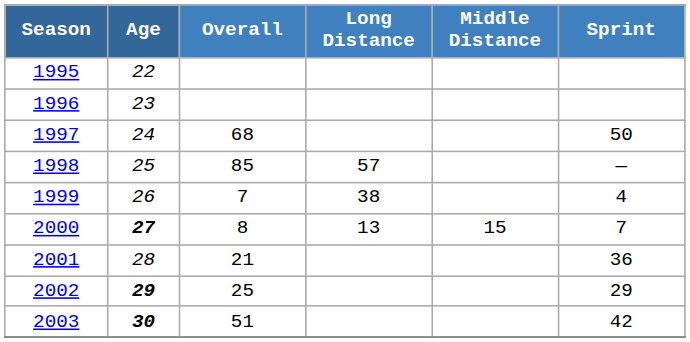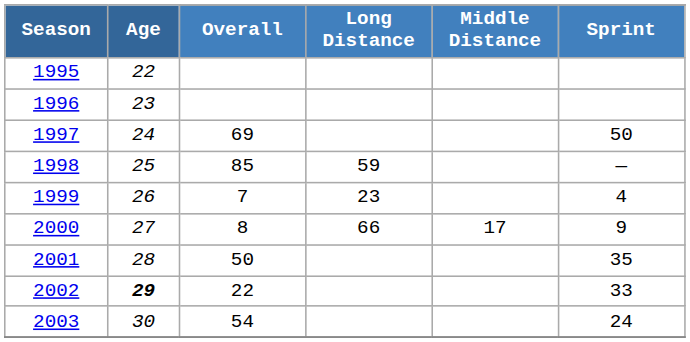(242, 136) 68 -> (242, 136) 69
(369, 167) 57 -> (369, 167) 59
(369, 198) 38 -> (369, 198) 23
(143, 229) bold -> (143, 229) normal
(369, 229) 13 -> (369, 229) 66
(495, 229) 15 -> (495, 229) 17
(621, 229) 7 -> (621, 229) 9
(242, 260) 21 -> (242, 260) 50
(621, 260) 36 -> (621, 260) 35
(242, 291) 25 -> (242, 291) 22
(621, 291) 29 -> (621, 291) 33
(143, 322) bold -> (143, 322) normal
(242, 322) 51 -> (242, 322) 54
(621, 322) 42 -> (621, 322) 24
